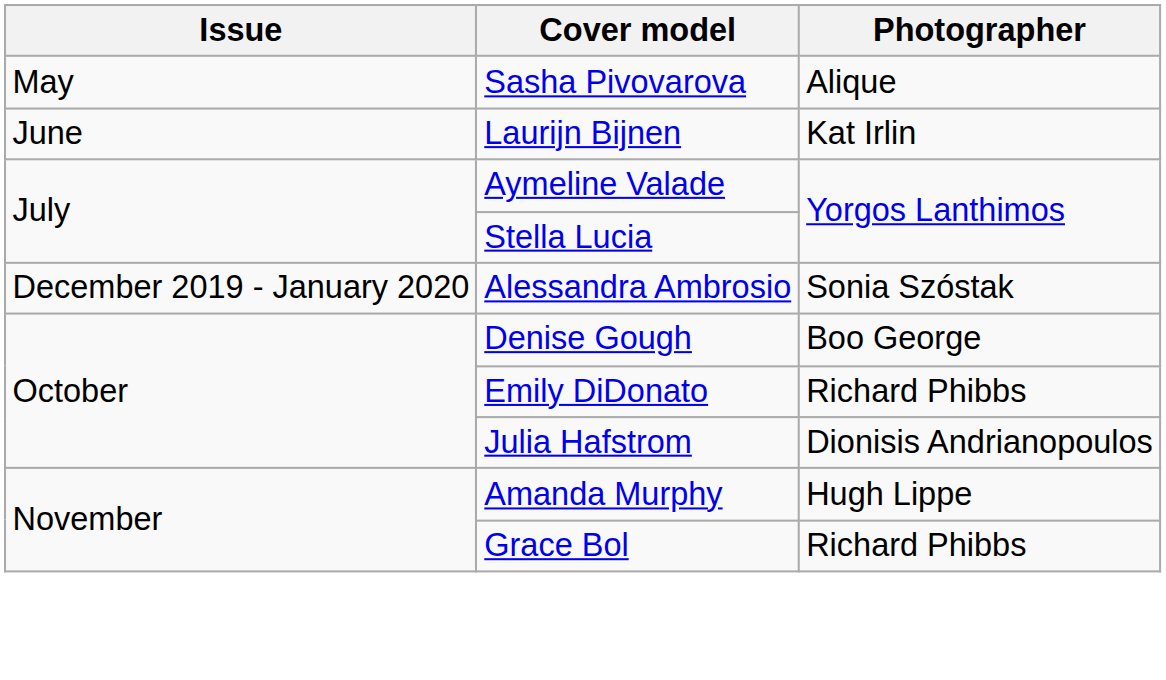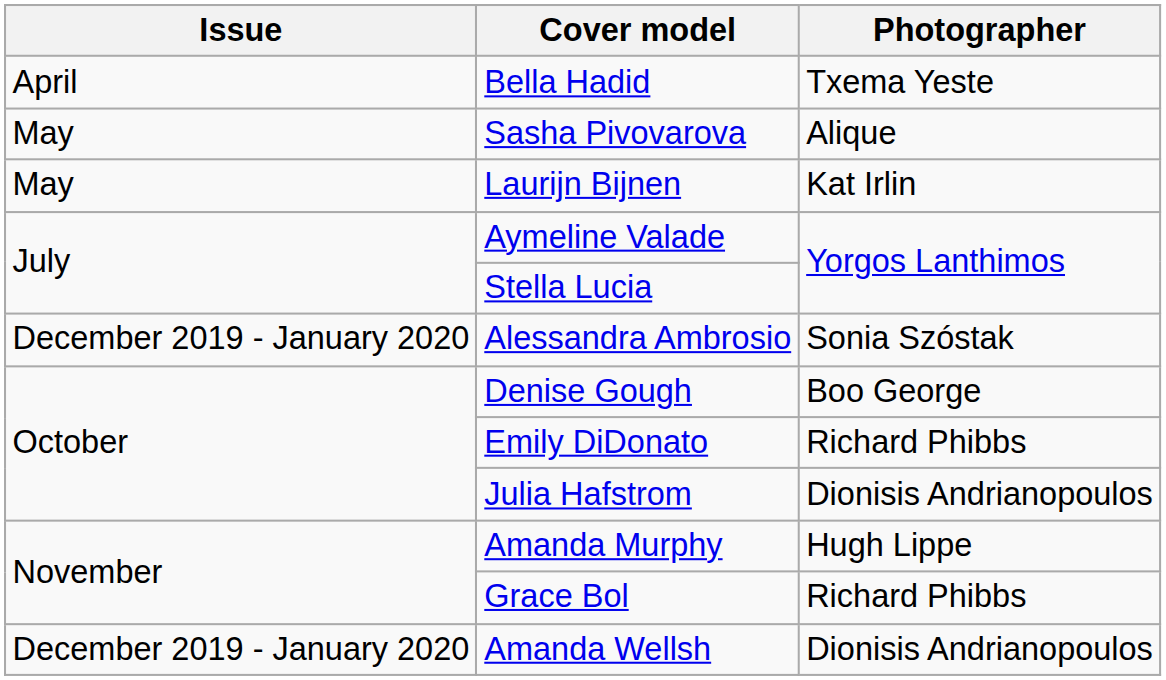+ row: (567, 81)
(48, 133) June -> (43, 184) May
+ row: (598, 648)
